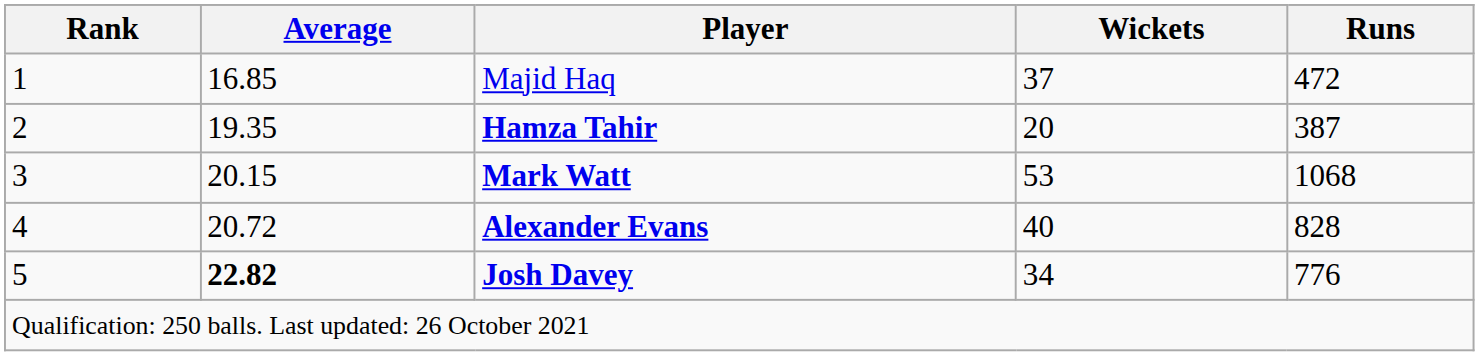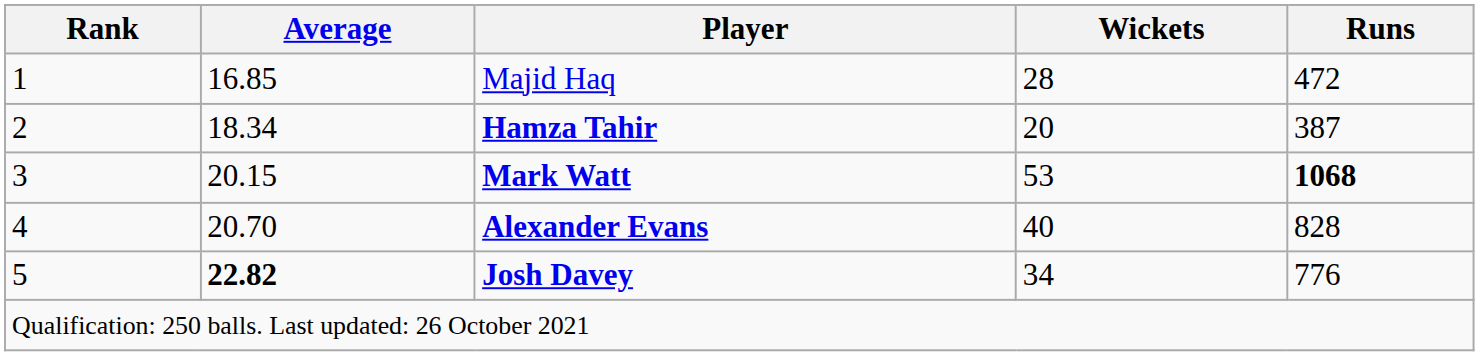(1038, 78) 37 -> (1038, 78) 28
(242, 127) 19.35 -> (242, 127) 18.34
(1325, 176) normal -> (1325, 176) bold
(242, 226) 20.72 -> (242, 226) 20.70
